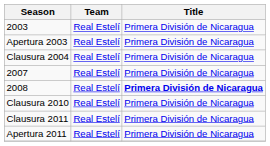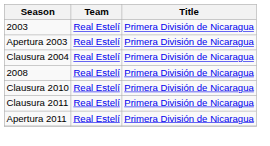- row: (17, 73)
(194, 88) bold -> (189, 73) normal
